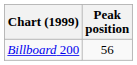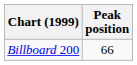(107, 49) 56 -> (107, 49) 66
